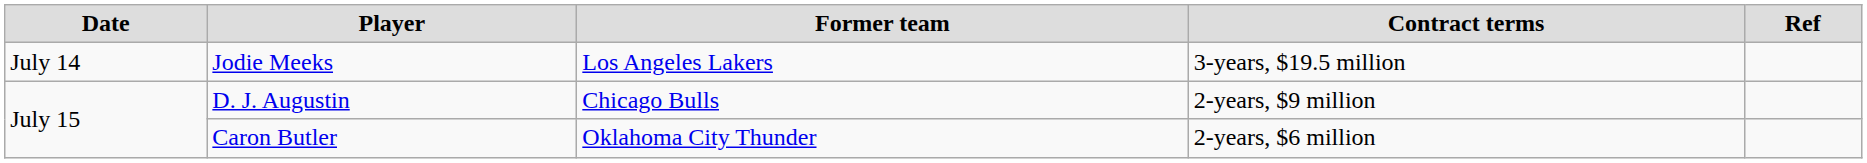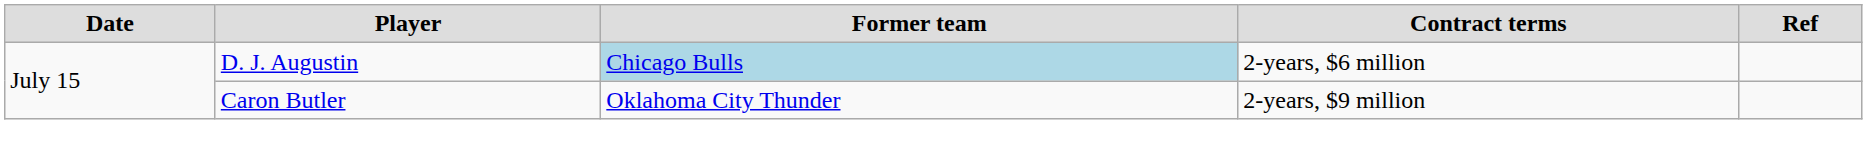- row: (273, 61)
(651, 99) no background -> (675, 61) lightblue background
(1285, 99) 2-years, $9 million -> (1334, 61) 2-years, $6 million
(1285, 137) 2-years, $6 million -> (1334, 99) 2-years, $9 million
